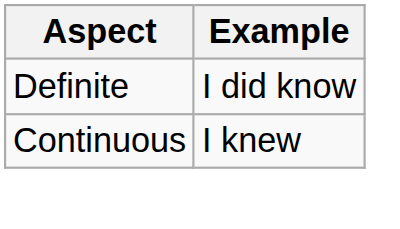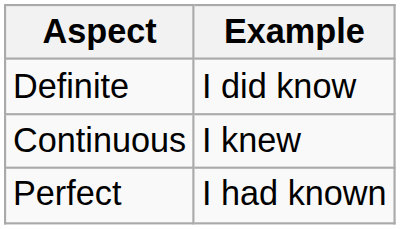+ row: (67, 194)
